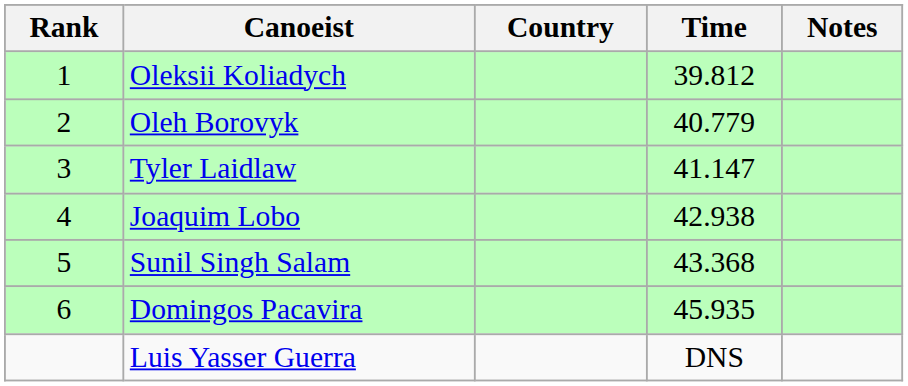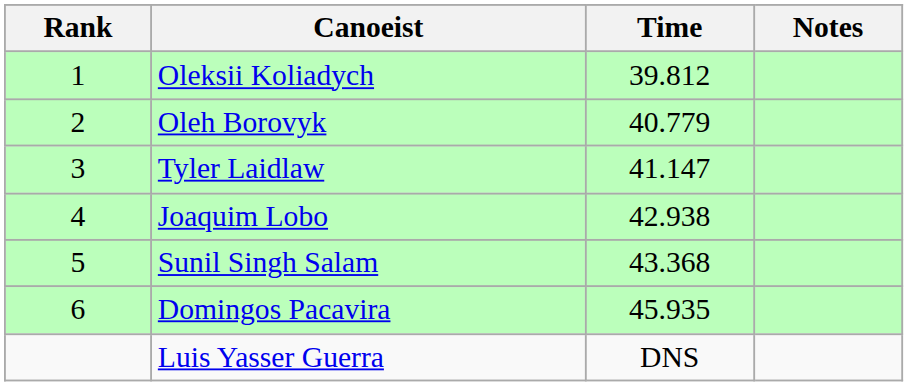- column: (560, 27)
